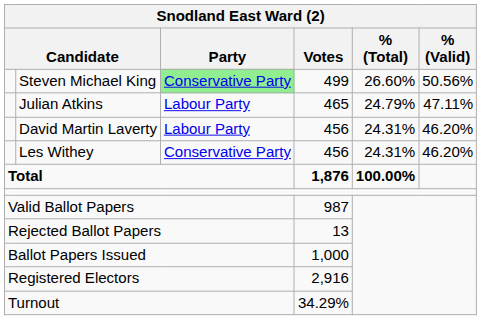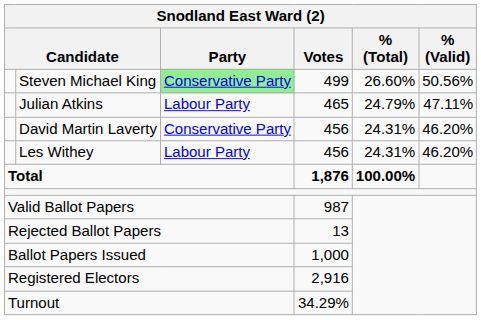(207, 128) Labour Party -> (227, 128) Conservative Party
(227, 152) Conservative Party -> (207, 152) Labour Party
